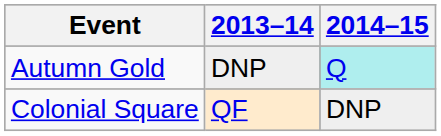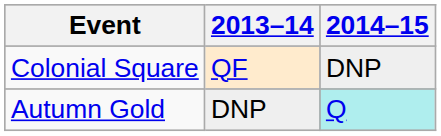rows swapped: (88, 67) <-> (105, 109)
